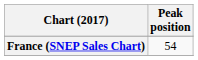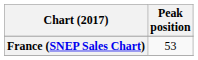(170, 45) 54 -> (170, 45) 53
